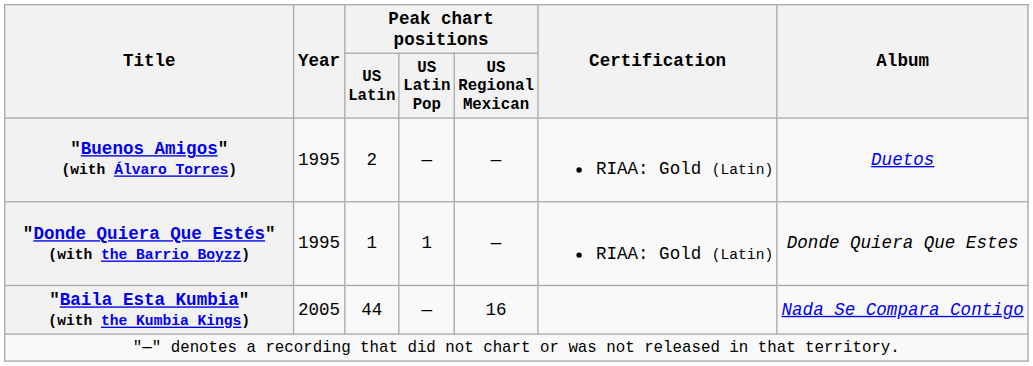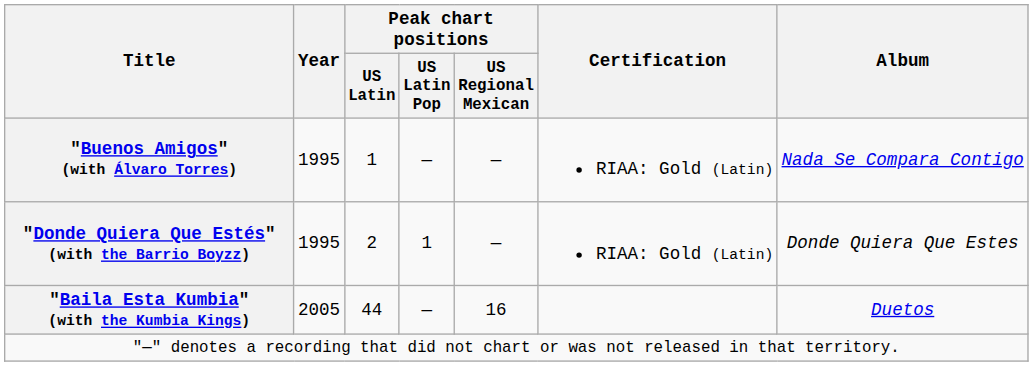(372, 160) 2 -> (372, 160) 1
(903, 160) Duetos -> (903, 160) Nada Se Compara Contigo
(372, 244) 1 -> (372, 244) 2
(903, 310) Nada Se Compara Contigo -> (903, 310) Duetos
